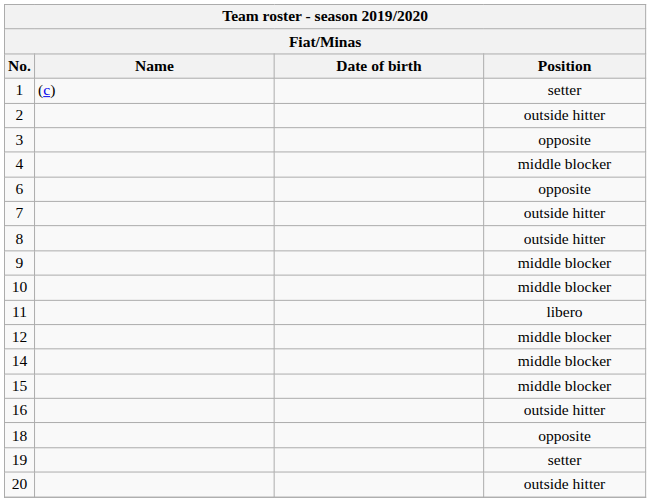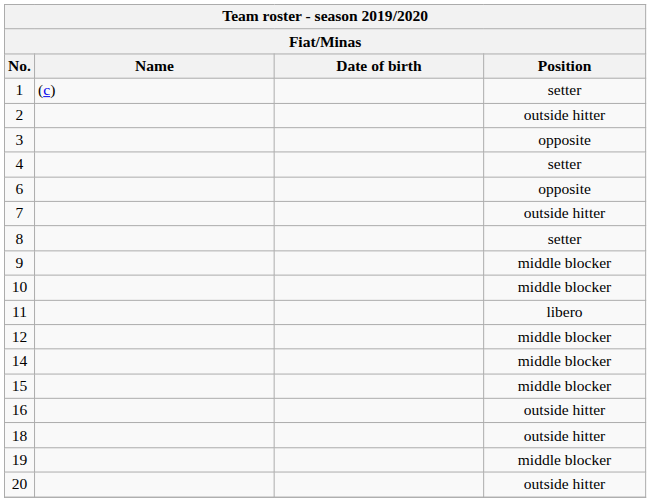(565, 164) middle blocker -> (565, 164) setter
(565, 238) outside hitter -> (565, 238) setter
(565, 435) opposite -> (565, 435) outside hitter
(565, 459) setter -> (565, 459) middle blocker
